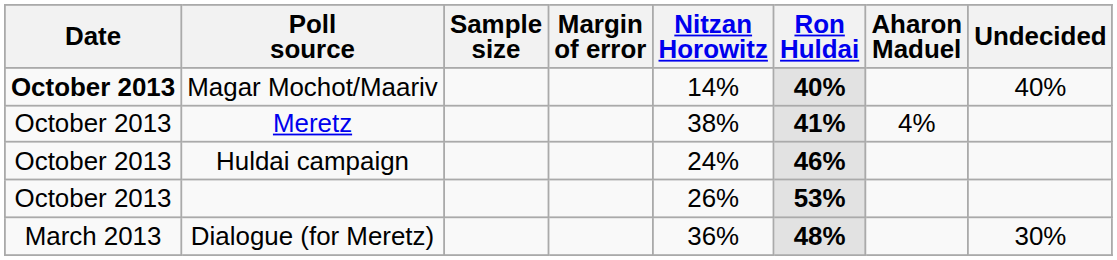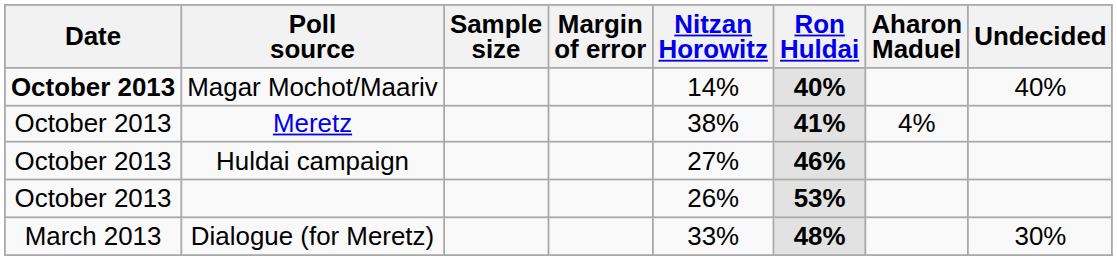(713, 161) 24% -> (713, 161) 27%
(713, 236) 36% -> (713, 236) 33%
